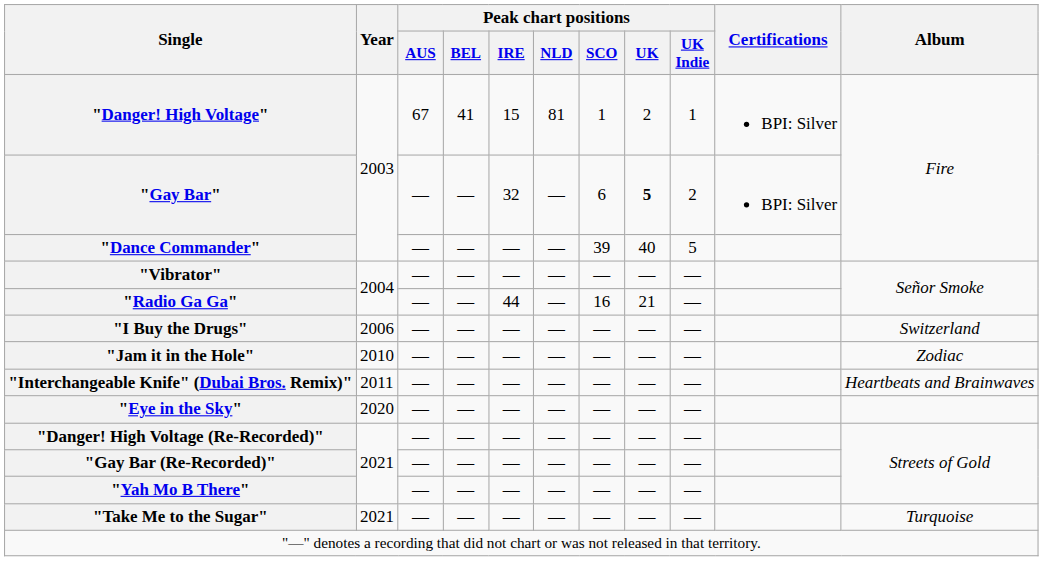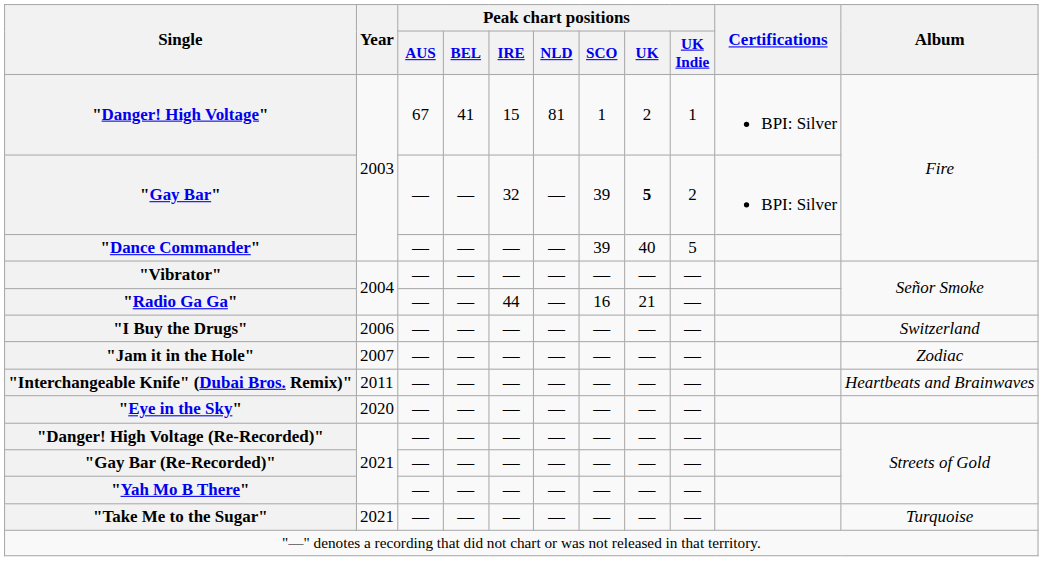(602, 194) 6 -> (602, 194) 39
(377, 355) 2010 -> (377, 355) 2007
